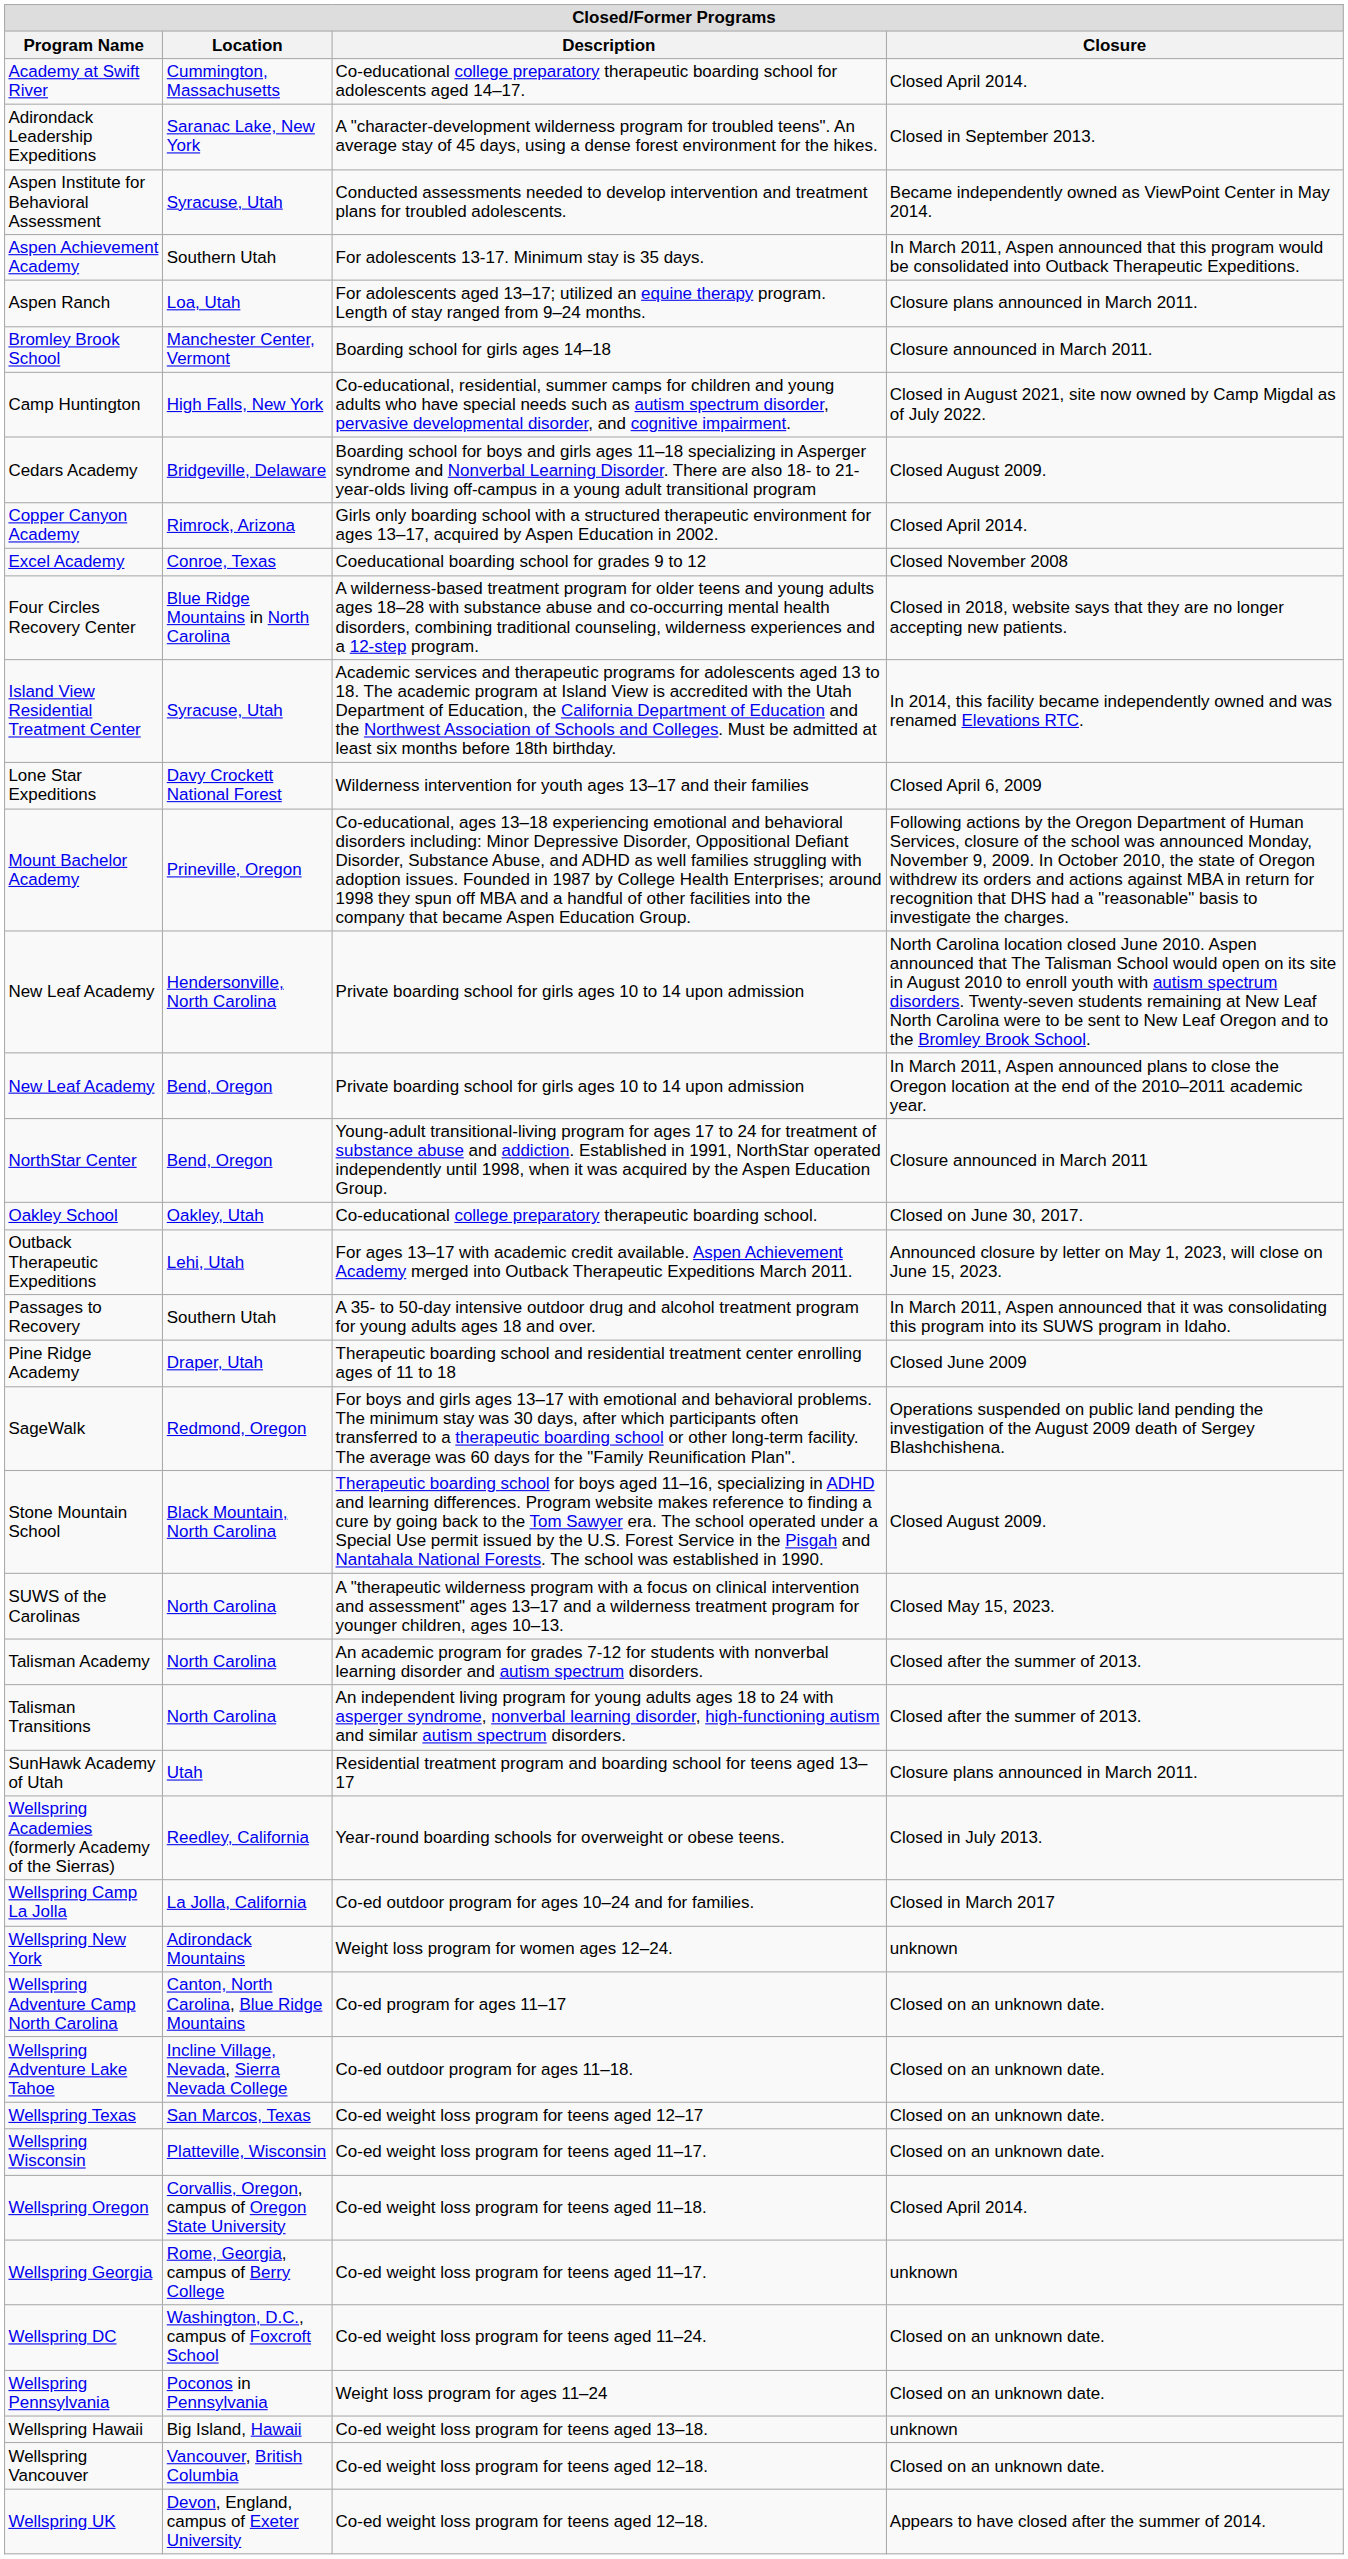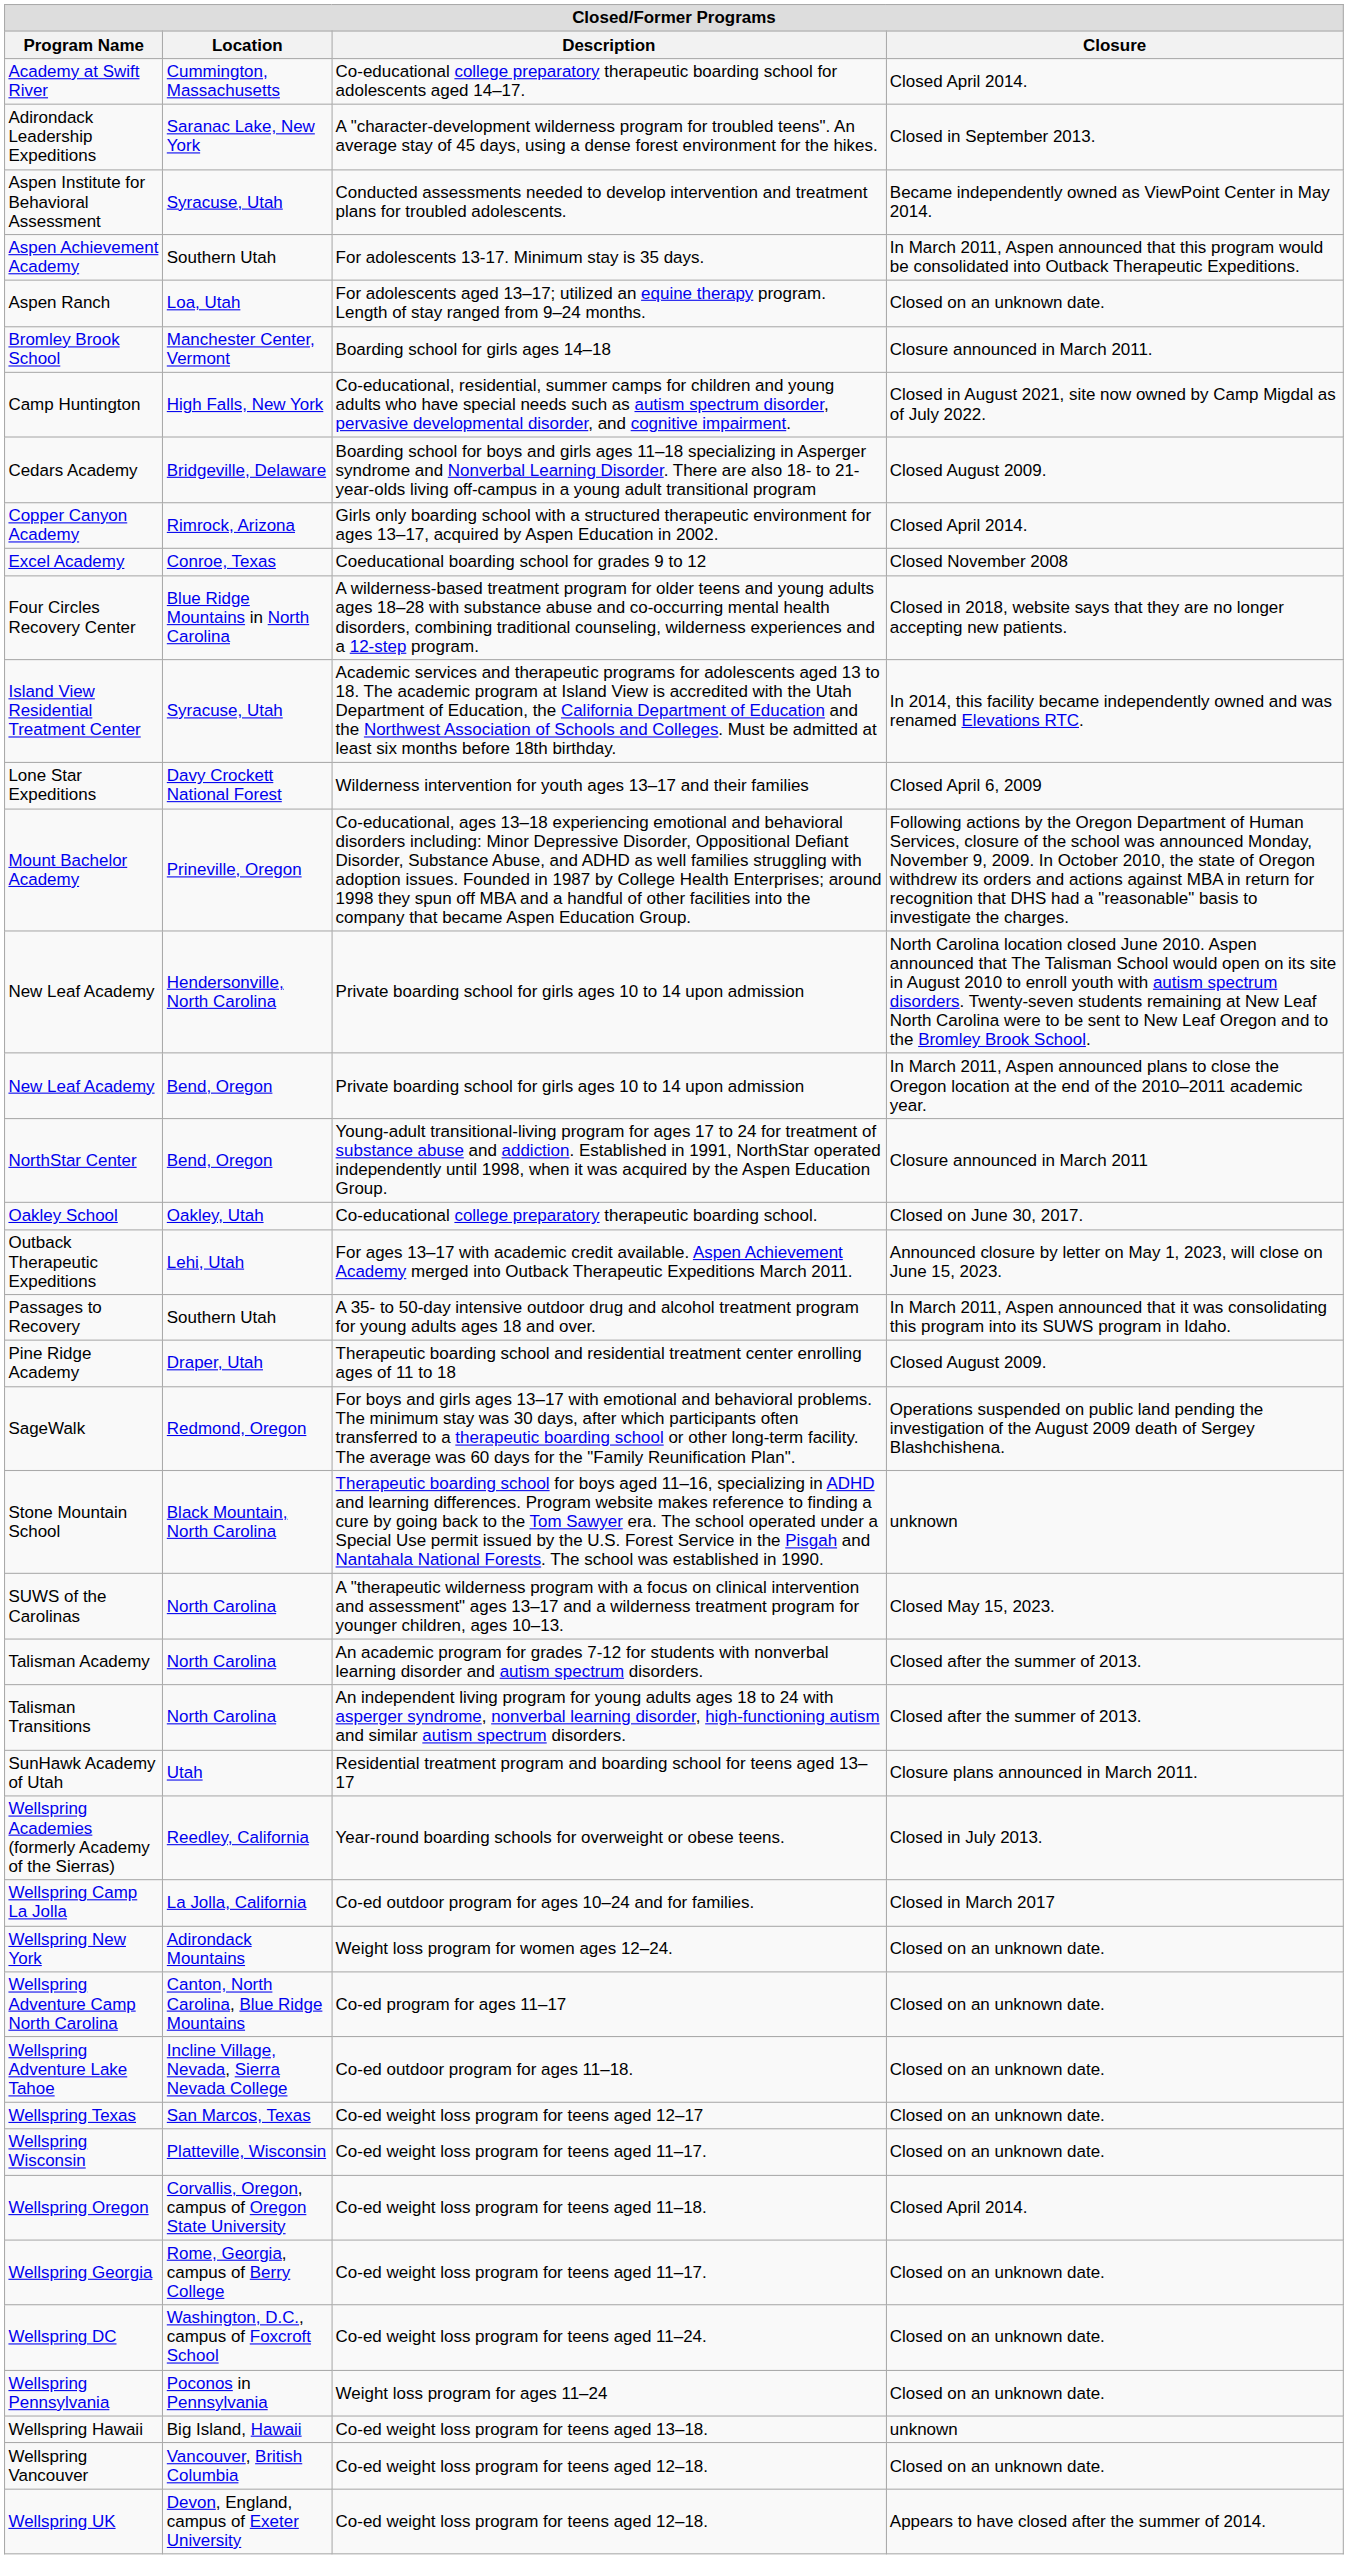(1044, 303) Closure plans announced in March 2011. -> (997, 303) Closed on an unknown date.
(958, 1363) Closed June 2009 -> (968, 1363) Closed August 2009.
(968, 1522) Closed August 2009. -> (924, 1522) unknown
(924, 1948) unknown -> (997, 1948) Closed on an unknown date.
(924, 2272) unknown -> (997, 2272) Closed on an unknown date.
